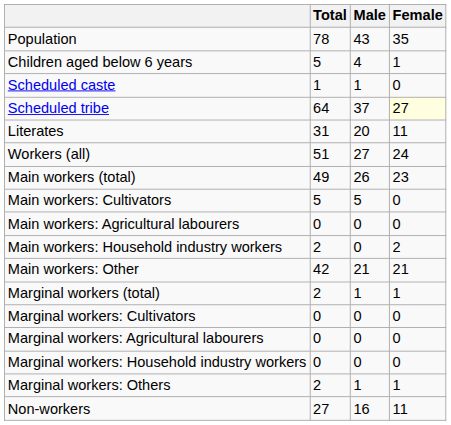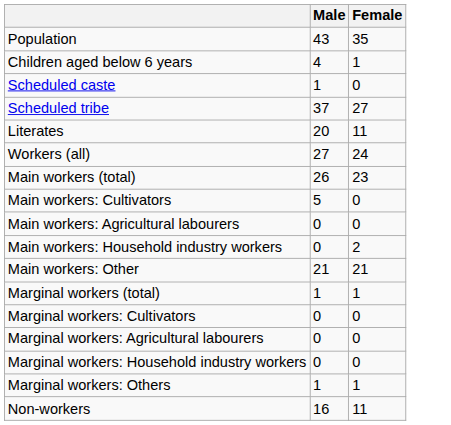- column: (330, 16)
(401, 108) lightyellow background -> (360, 108) no background
